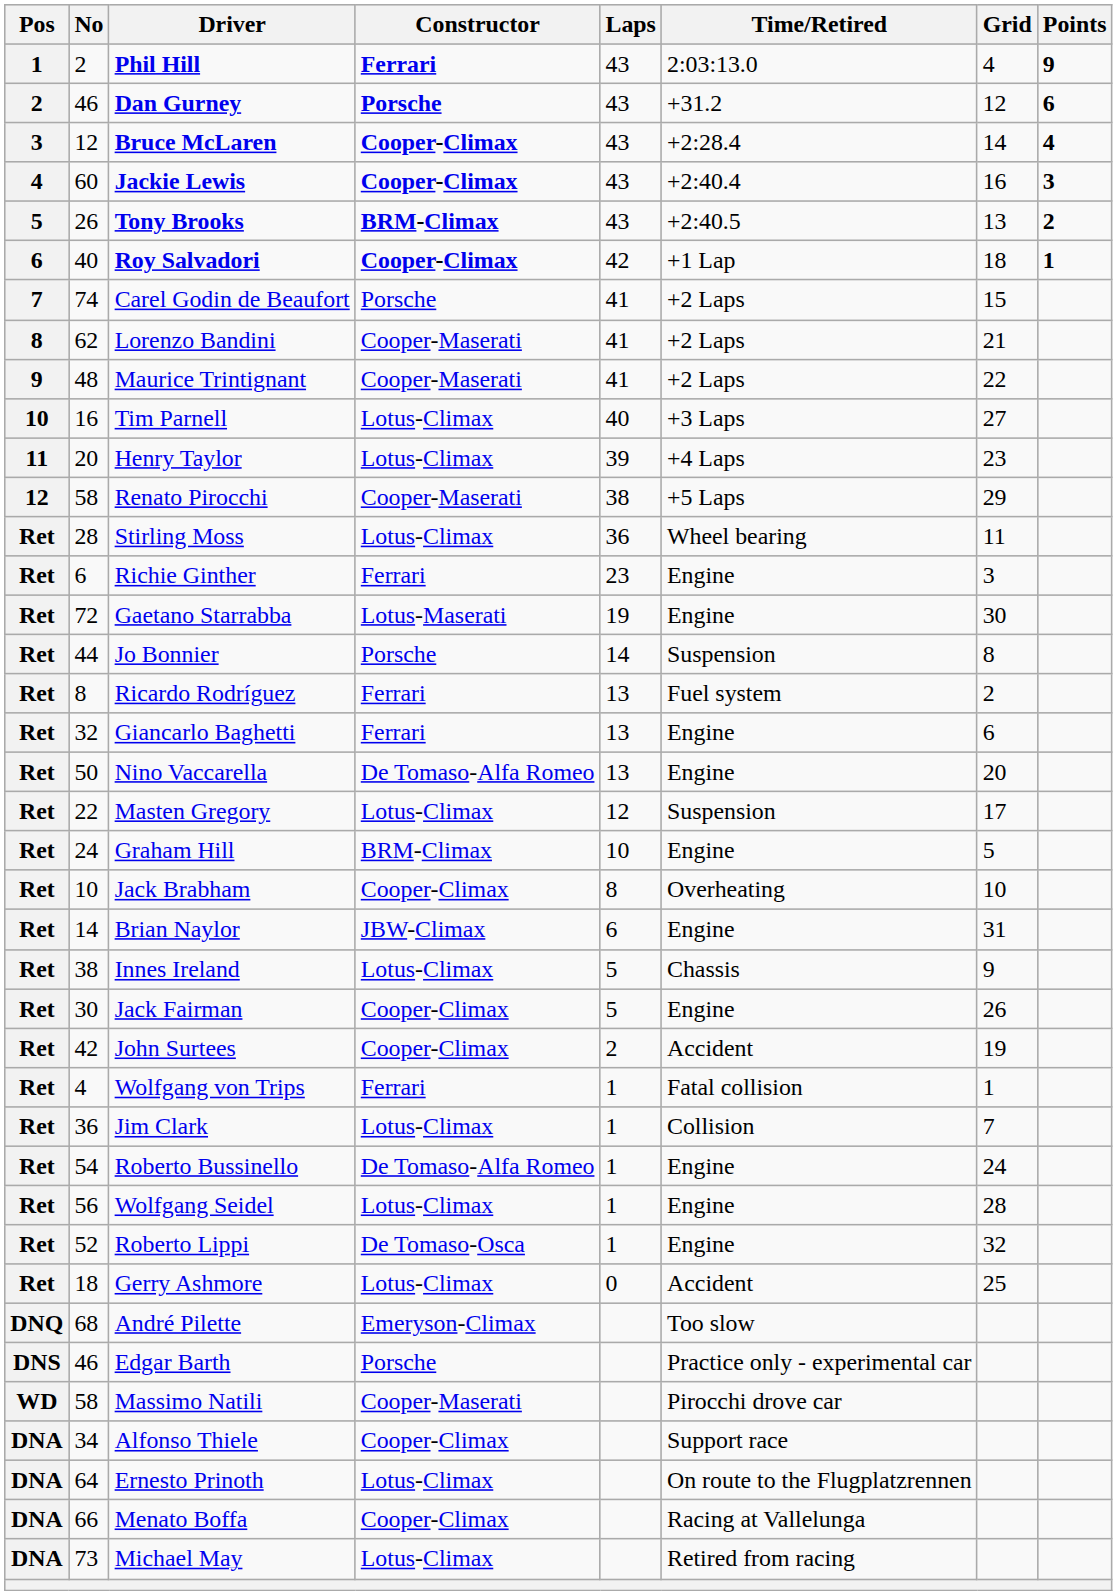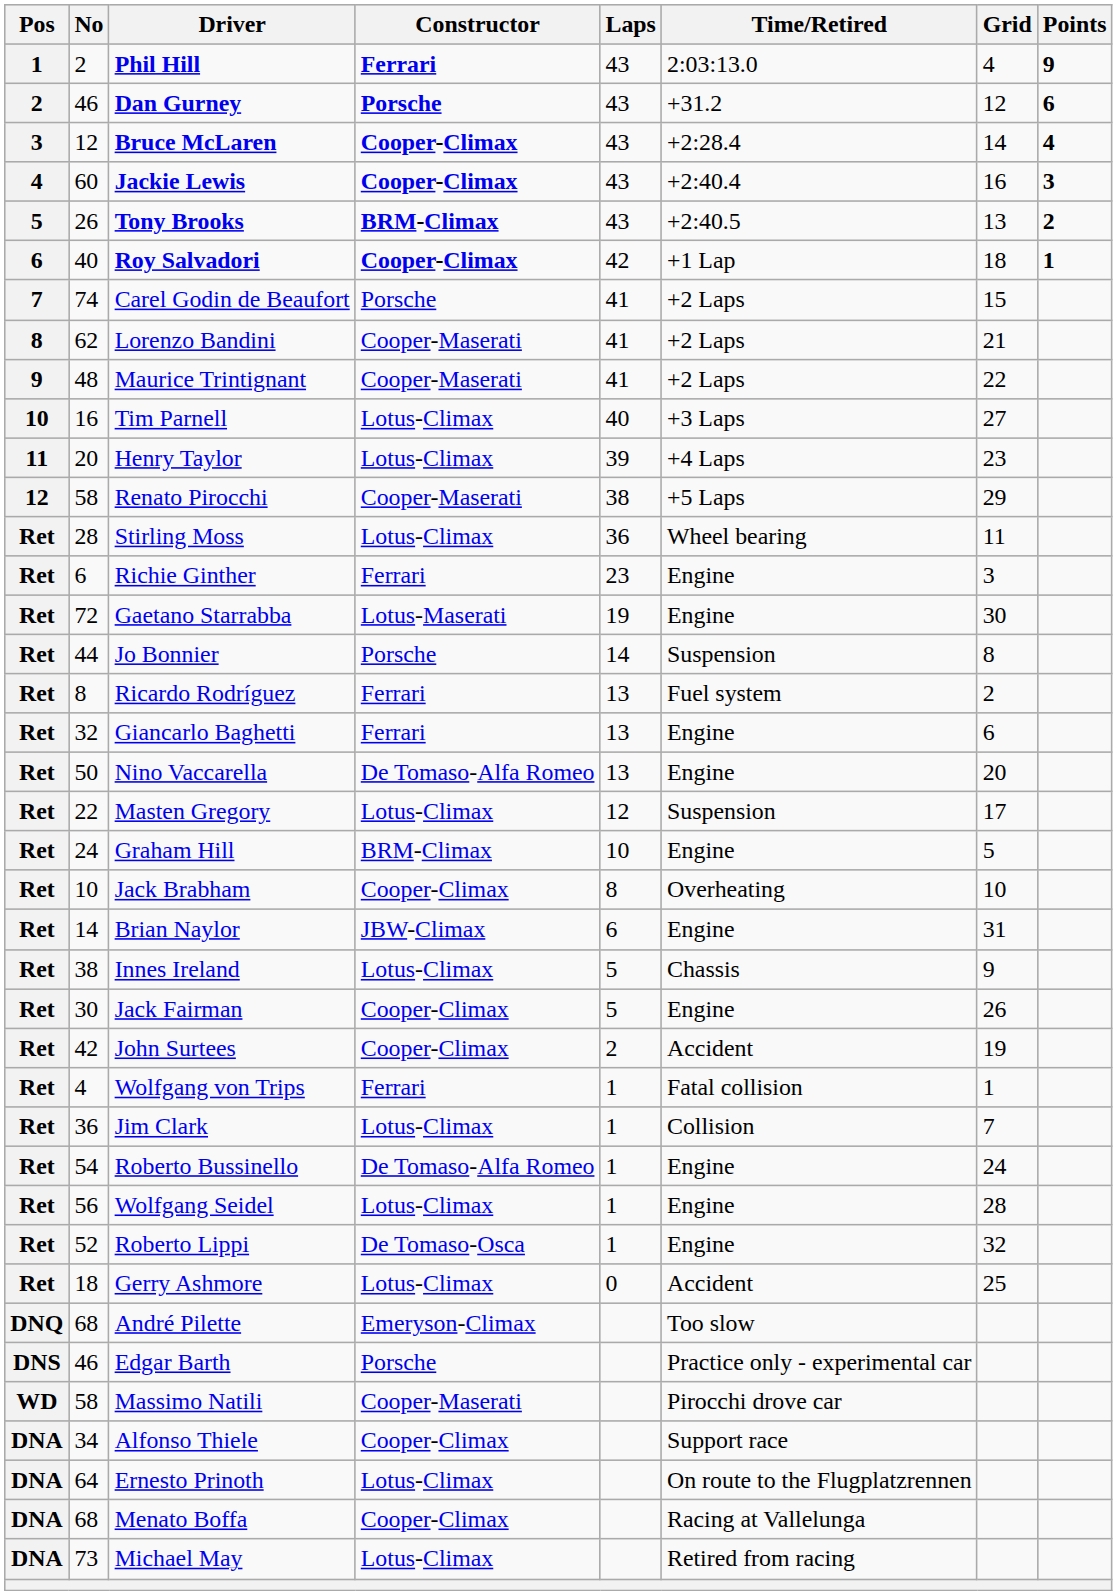(86, 1519) 66 -> (86, 1519) 68
